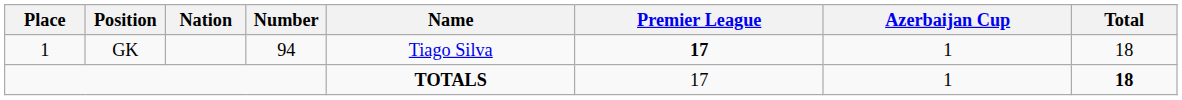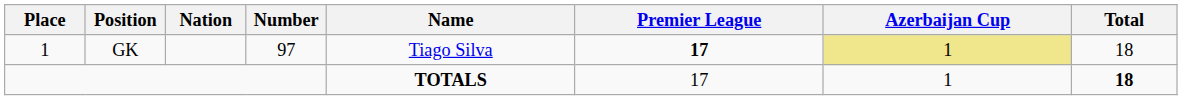(286, 49) 94 -> (286, 49) 97
(948, 49) no background -> (948, 49) khaki background
